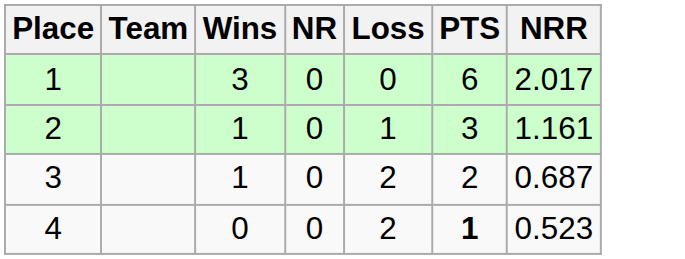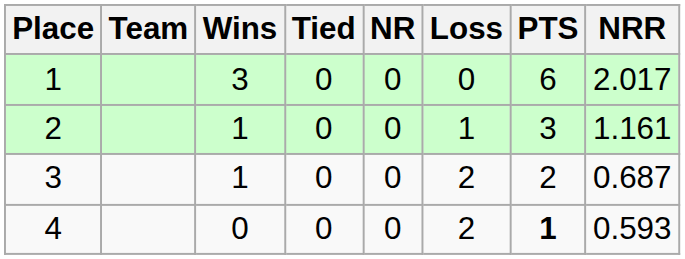+ column: (324, 29)
(554, 228) 0.523 -> (632, 228) 0.593
